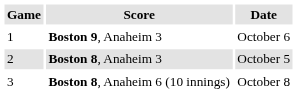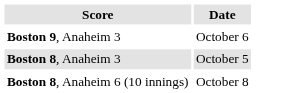- column: (24, 14)
